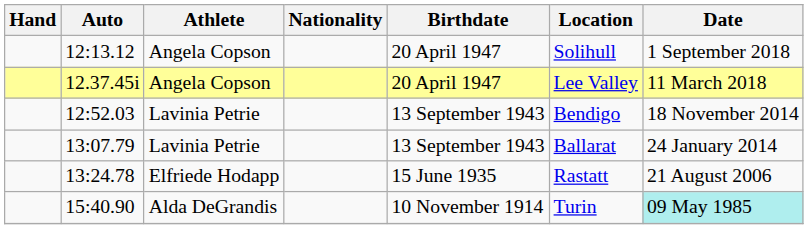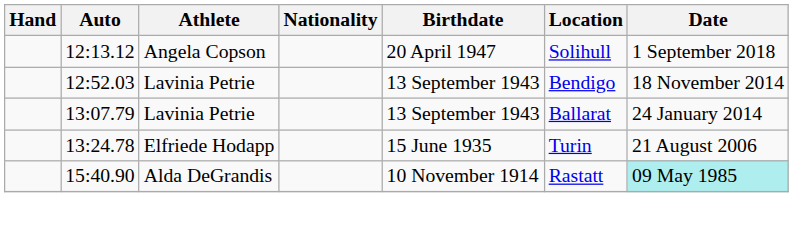- row: (102, 82)
(581, 176) Rastatt -> (570, 144) Turin
(575, 207) Turin -> (576, 176) Rastatt
